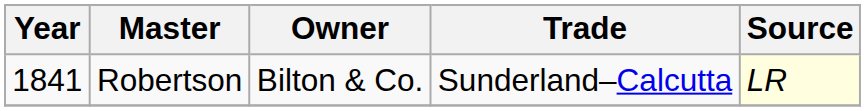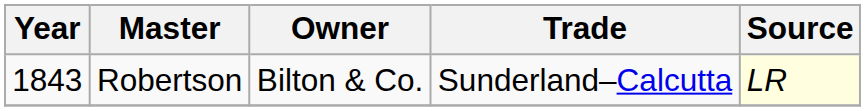(47, 79) 1841 -> (47, 79) 1843
